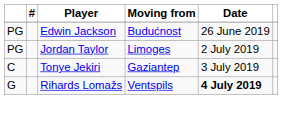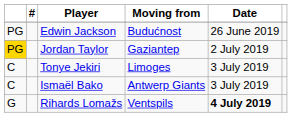(15, 49) no background -> (15, 49) gold background
(149, 49) Limoges -> (153, 49) Gaziantep
(153, 67) Gaziantep -> (149, 67) Limoges
+ row: (71, 85)
